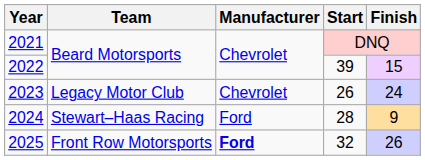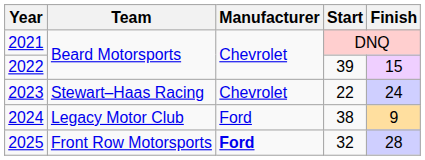(117, 93) Legacy Motor Club -> (127, 93) Stewart–Haas Racing
(345, 93) 26 -> (345, 93) 22
(127, 118) Stewart–Haas Racing -> (117, 118) Legacy Motor Club
(345, 118) 28 -> (345, 118) 38
(394, 143) 26 -> (394, 143) 28
